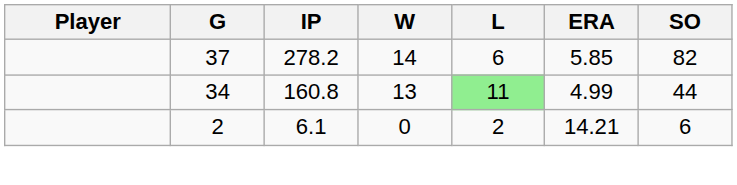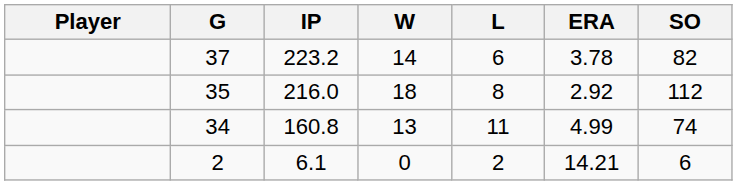(311, 57) 278.2 -> (311, 57) 223.2
(592, 57) 5.85 -> (592, 57) 3.78
+ row: (218, 92)
(498, 92) lightgreen background -> (498, 127) no background
(685, 92) 44 -> (685, 127) 74
